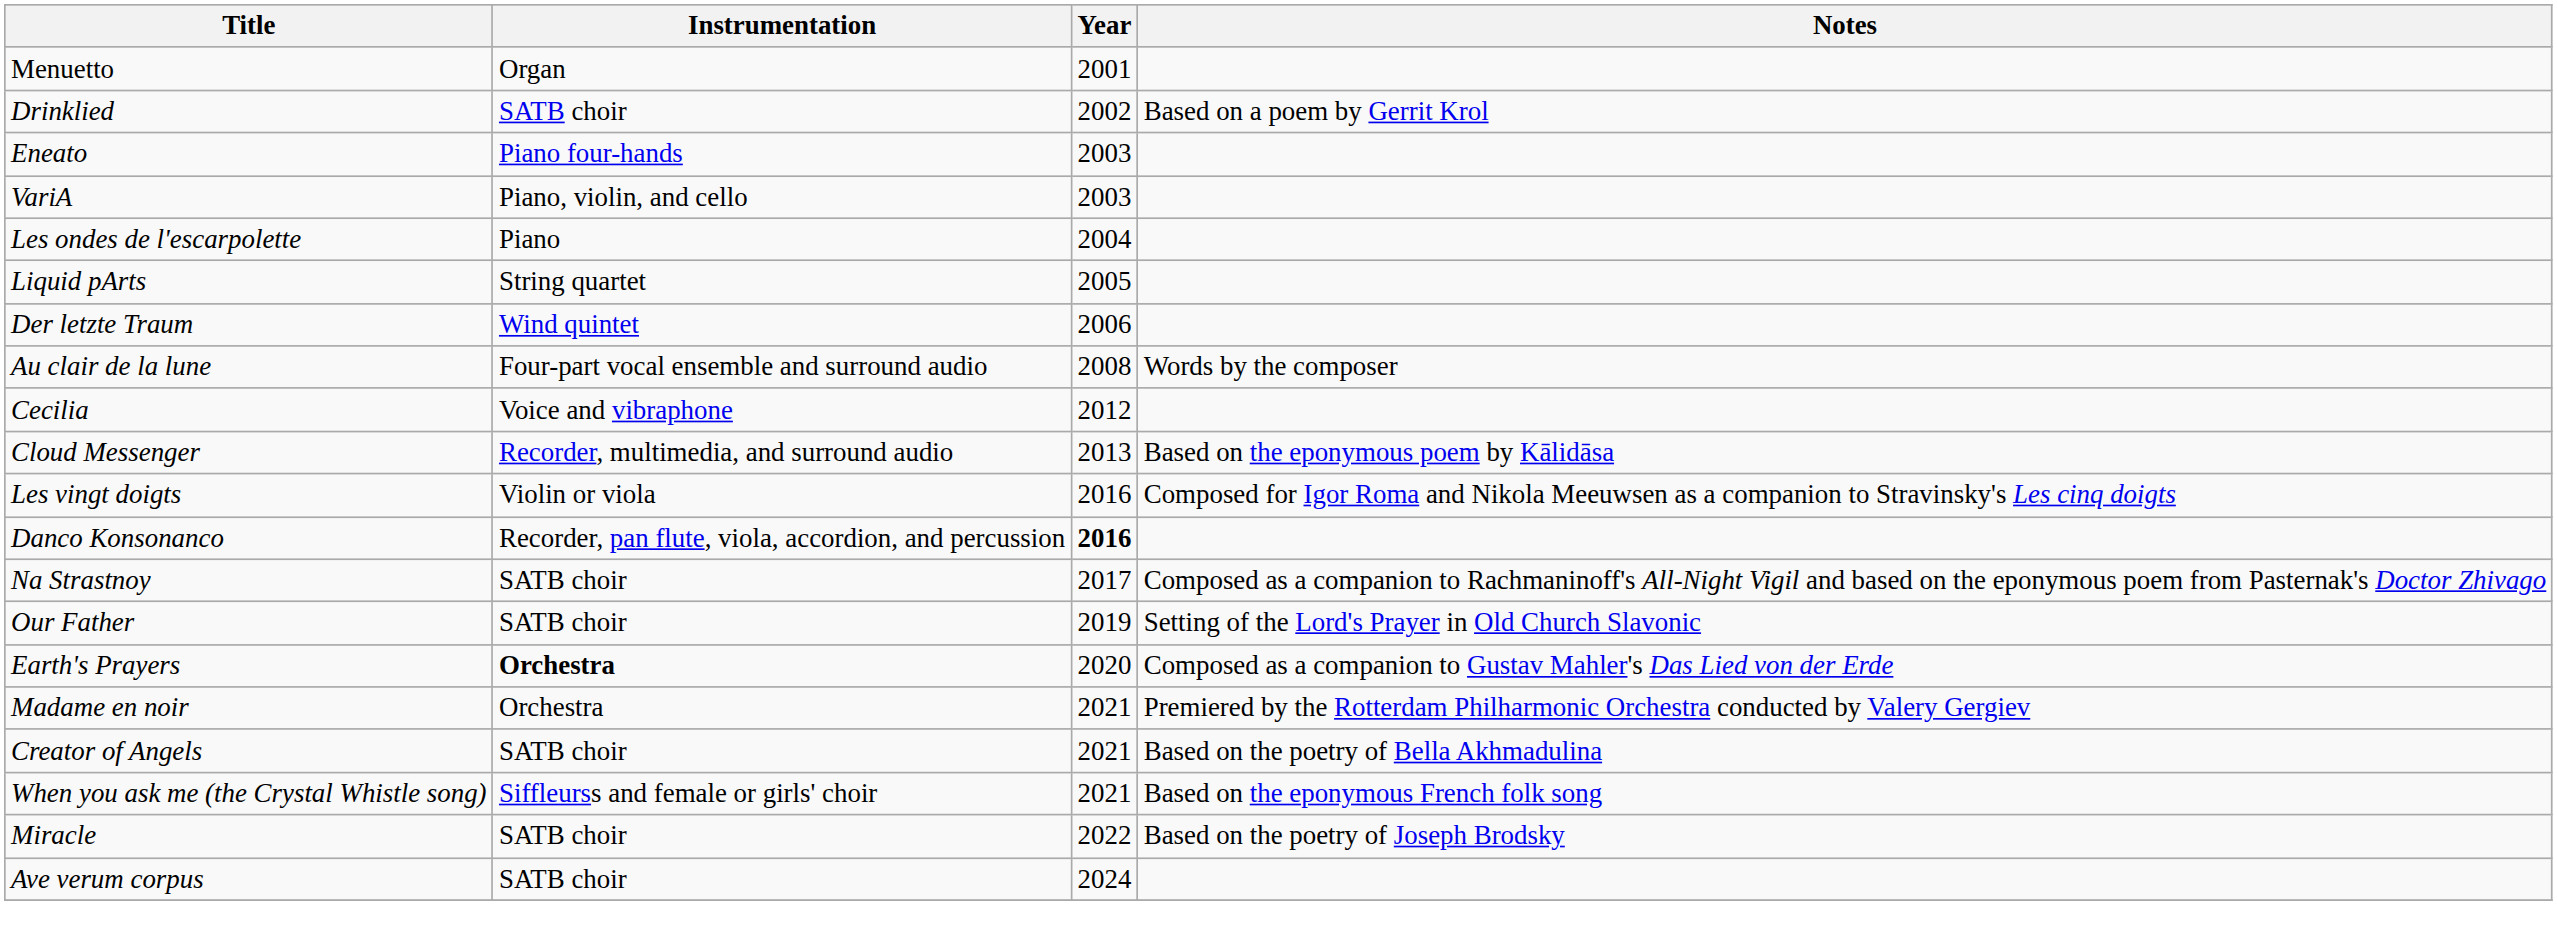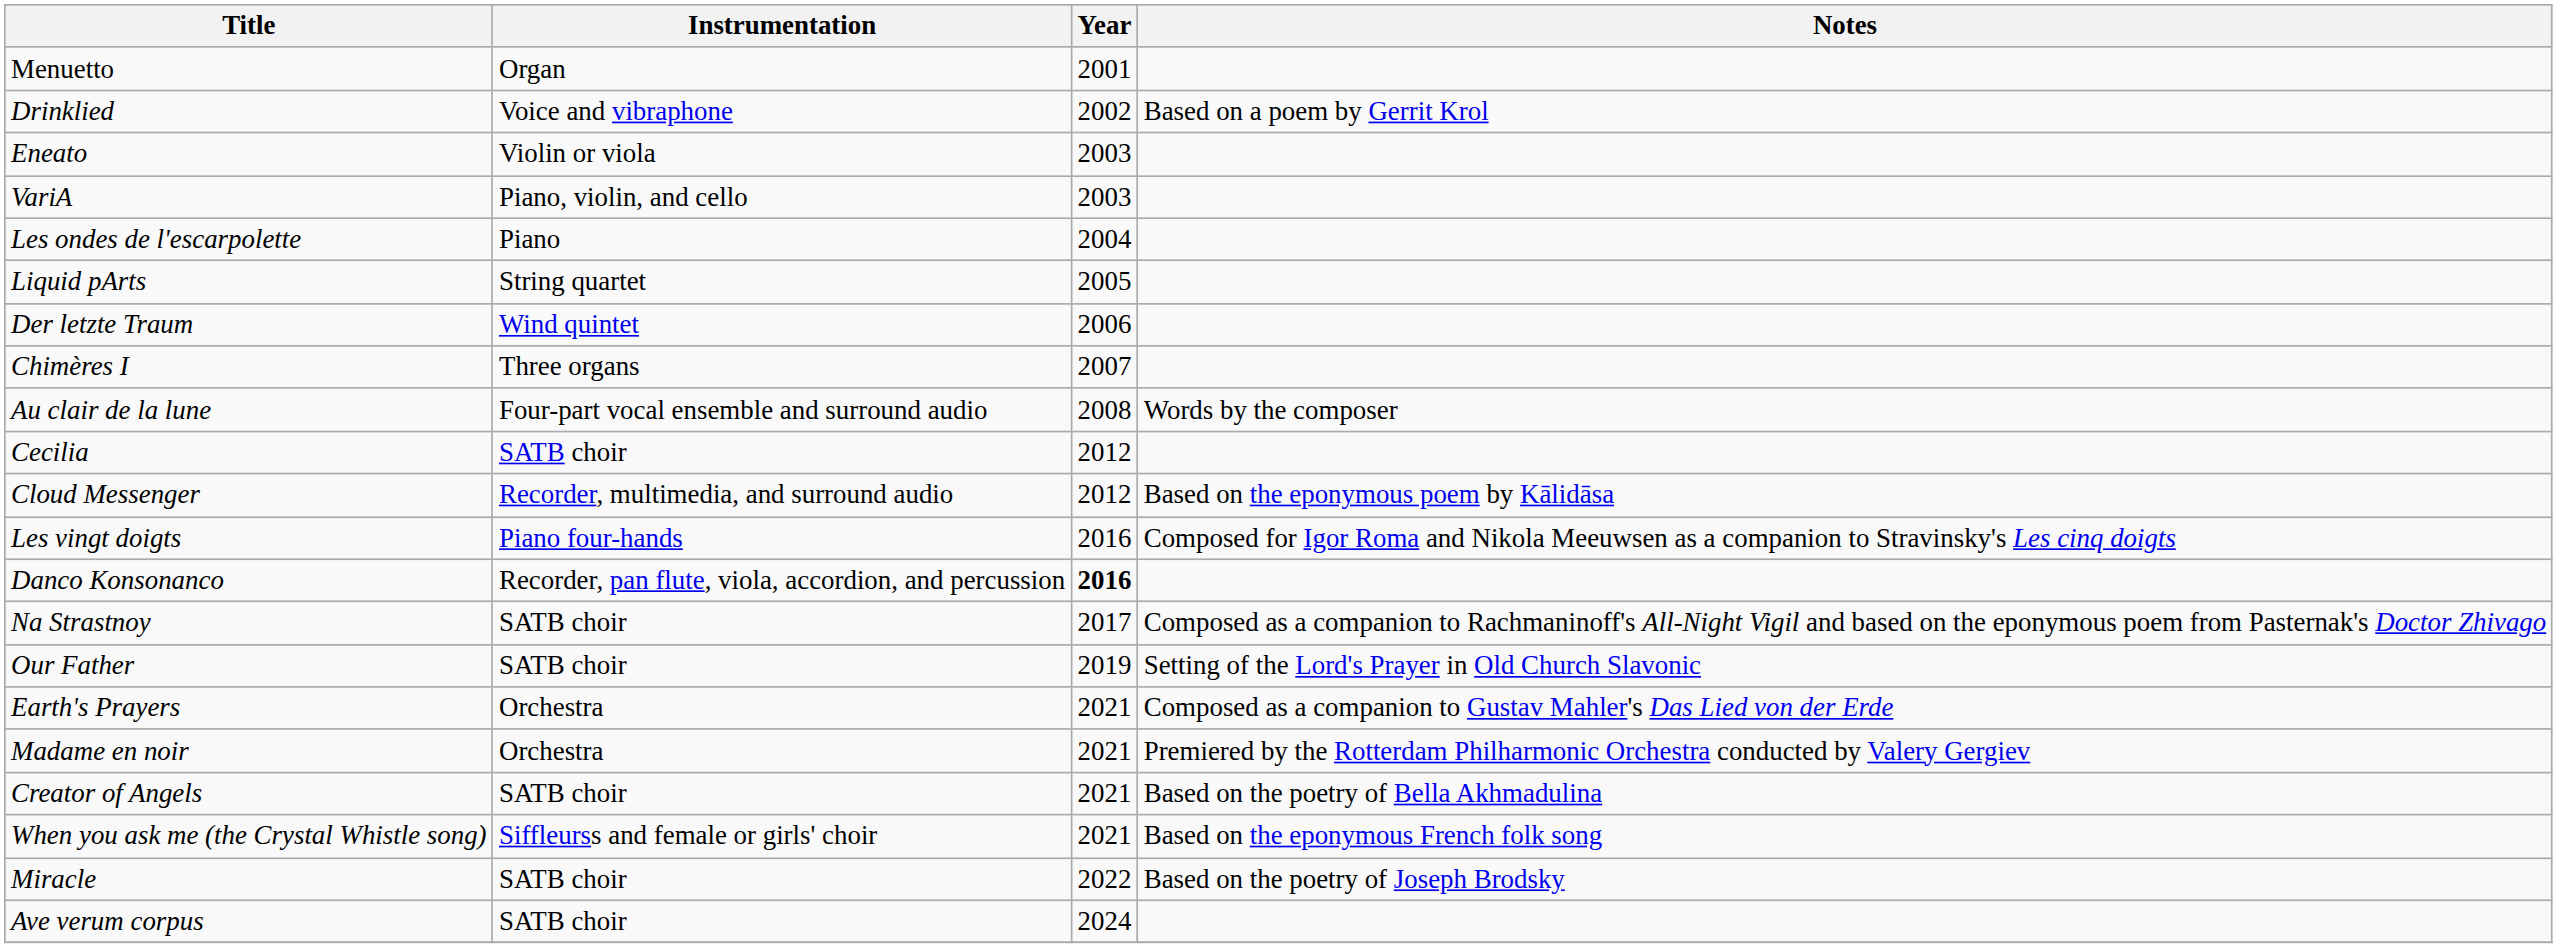(563, 111) SATB choir -> (616, 111) Voice and vibraphone
(591, 153) Piano four-hands -> (577, 153) Violin or viola
+ row: (70, 366)
(616, 409) Voice and vibraphone -> (563, 452) SATB choir
(1104, 452) 2013 -> (1104, 494) 2012
(577, 494) Violin or viola -> (591, 537) Piano four-hands
(557, 665) bold -> (551, 707) normal
(1104, 665) 2020 -> (1104, 707) 2021
